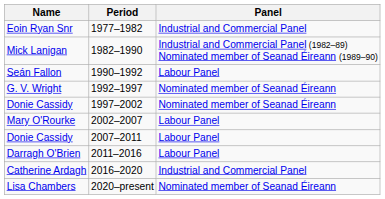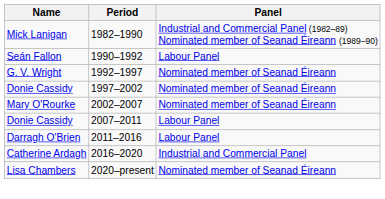- row: (40, 28)
(189, 121) Labour Panel -> (247, 105) Nominated member of Seanad Éireann
